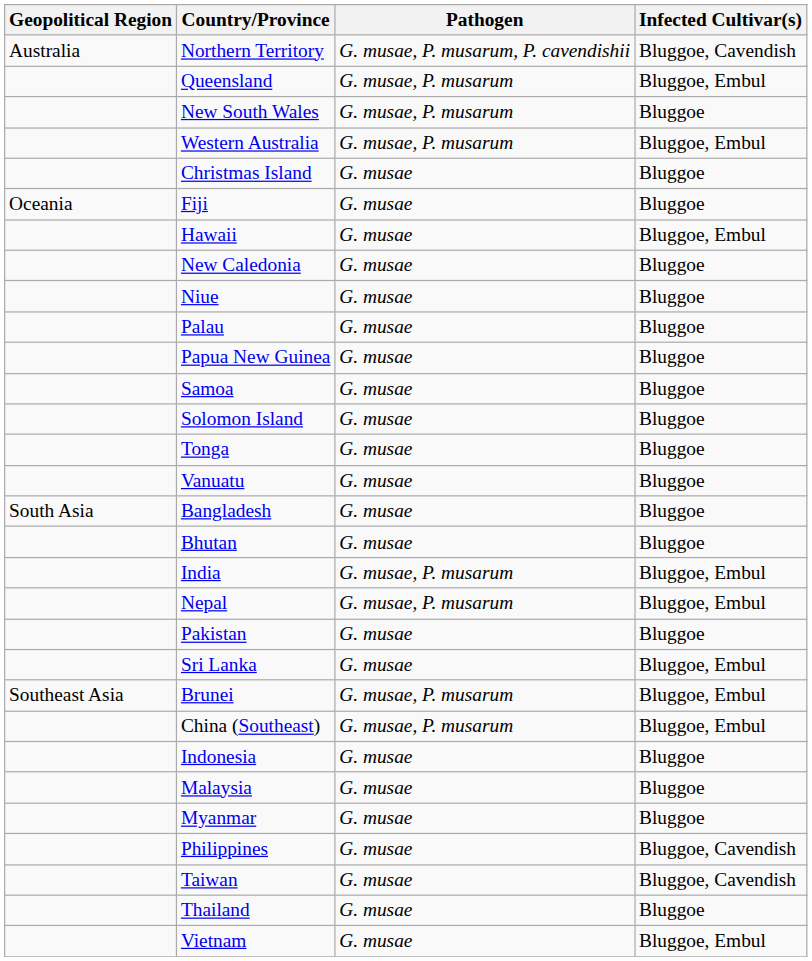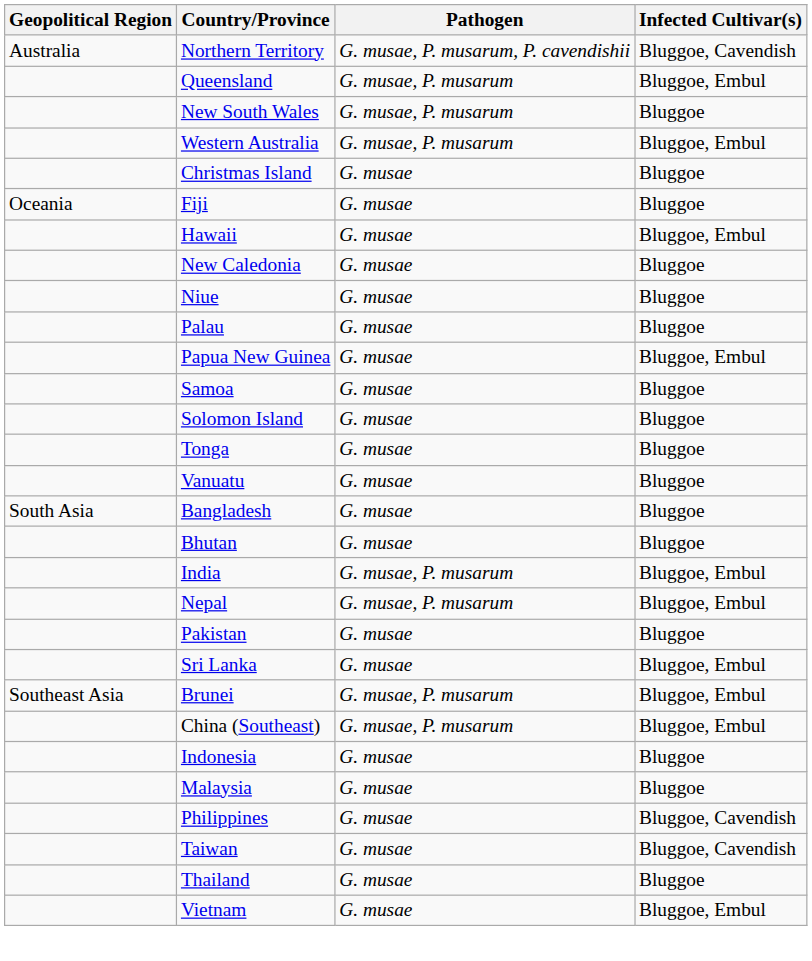(672, 357) Bluggoe -> (702, 357) Bluggoe, Embul
- row: (219, 818)
